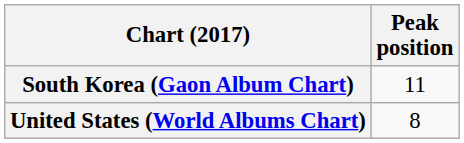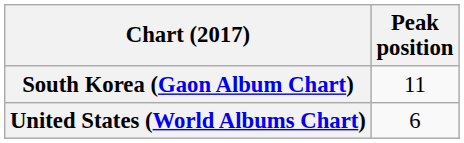(415, 120) 8 -> (415, 120) 6
